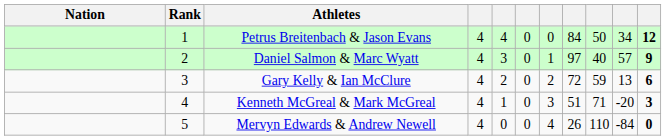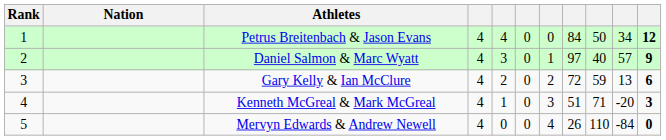columns swapped: (185, 15) <-> (85, 15)
